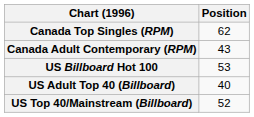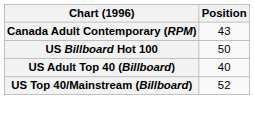- row: (102, 31)
(224, 67) 53 -> (224, 49) 50
